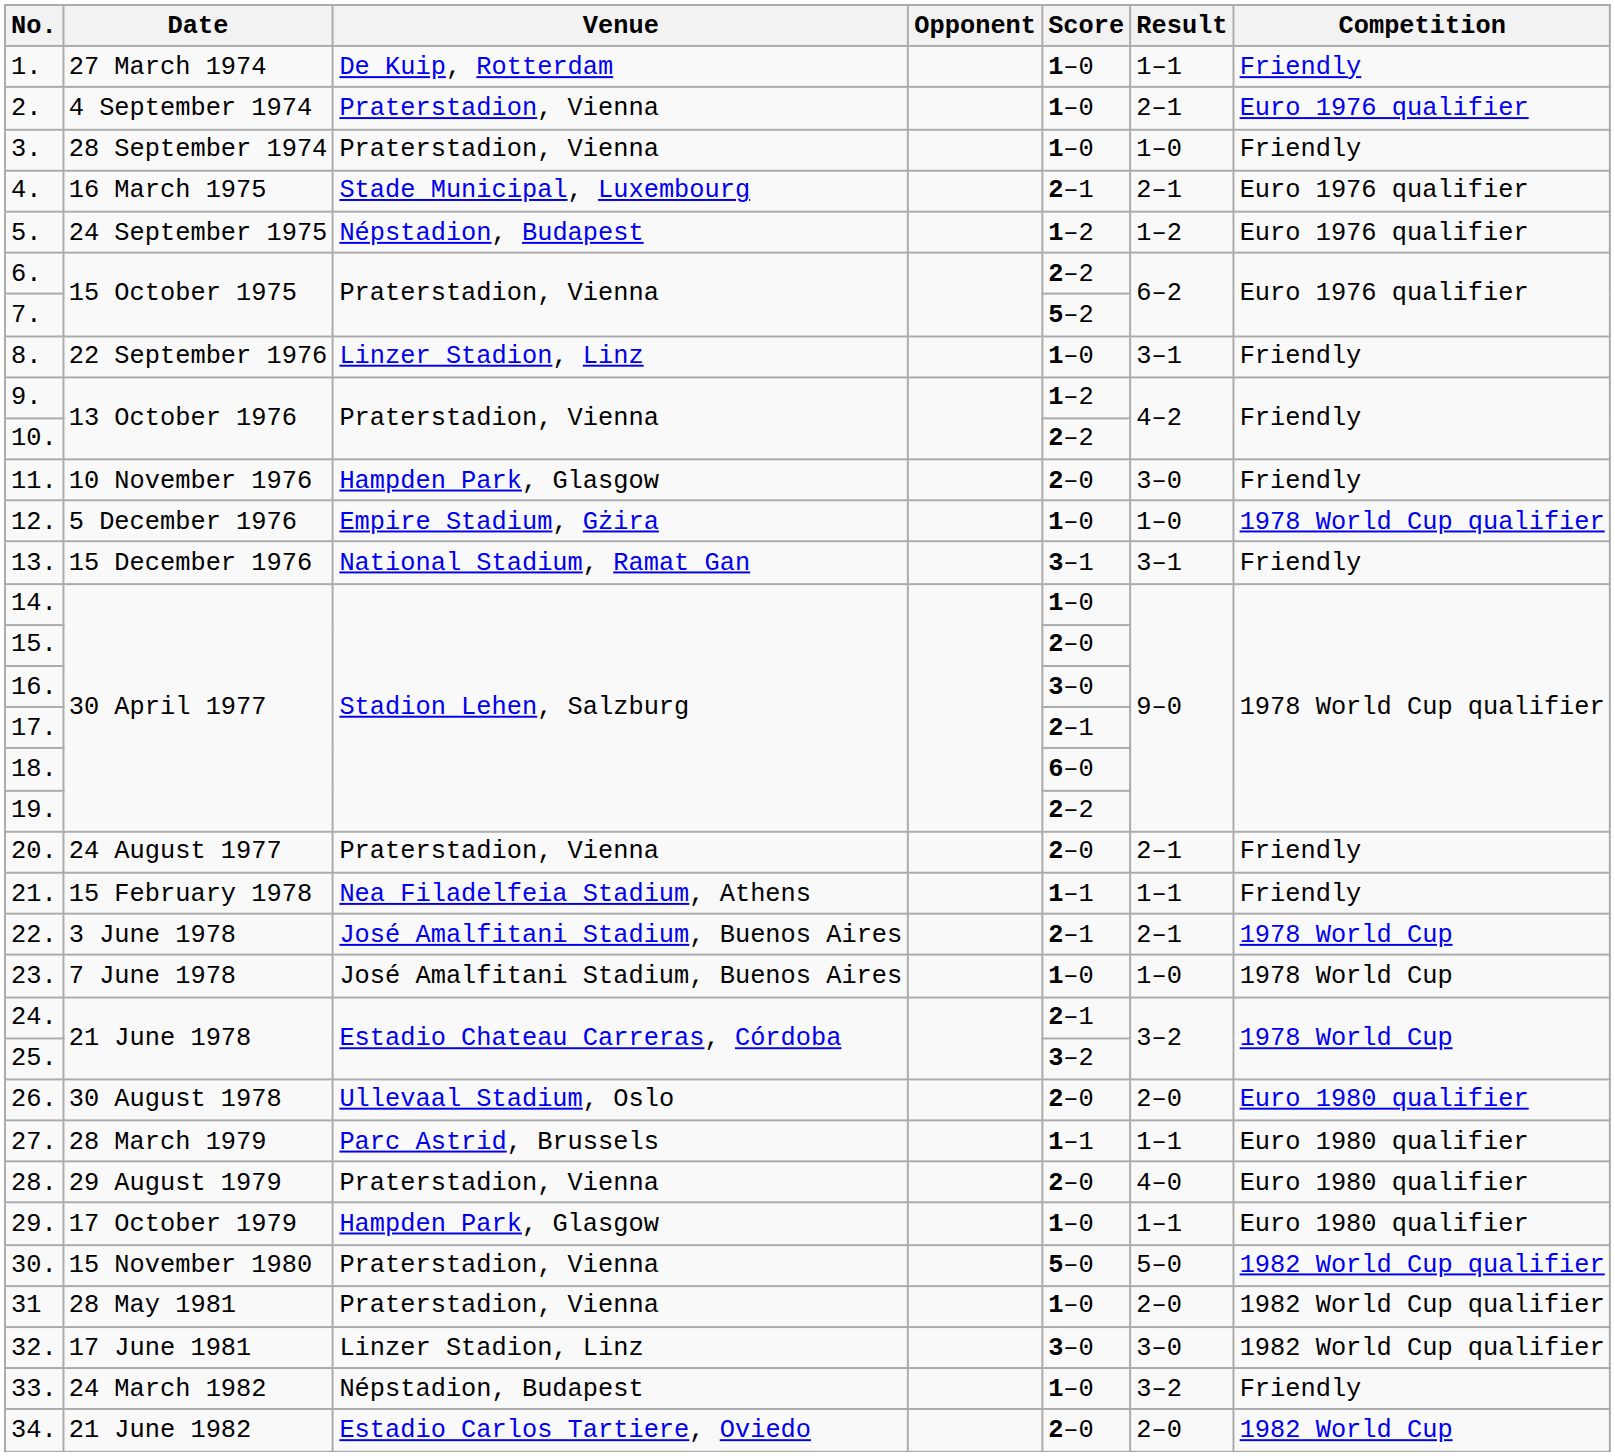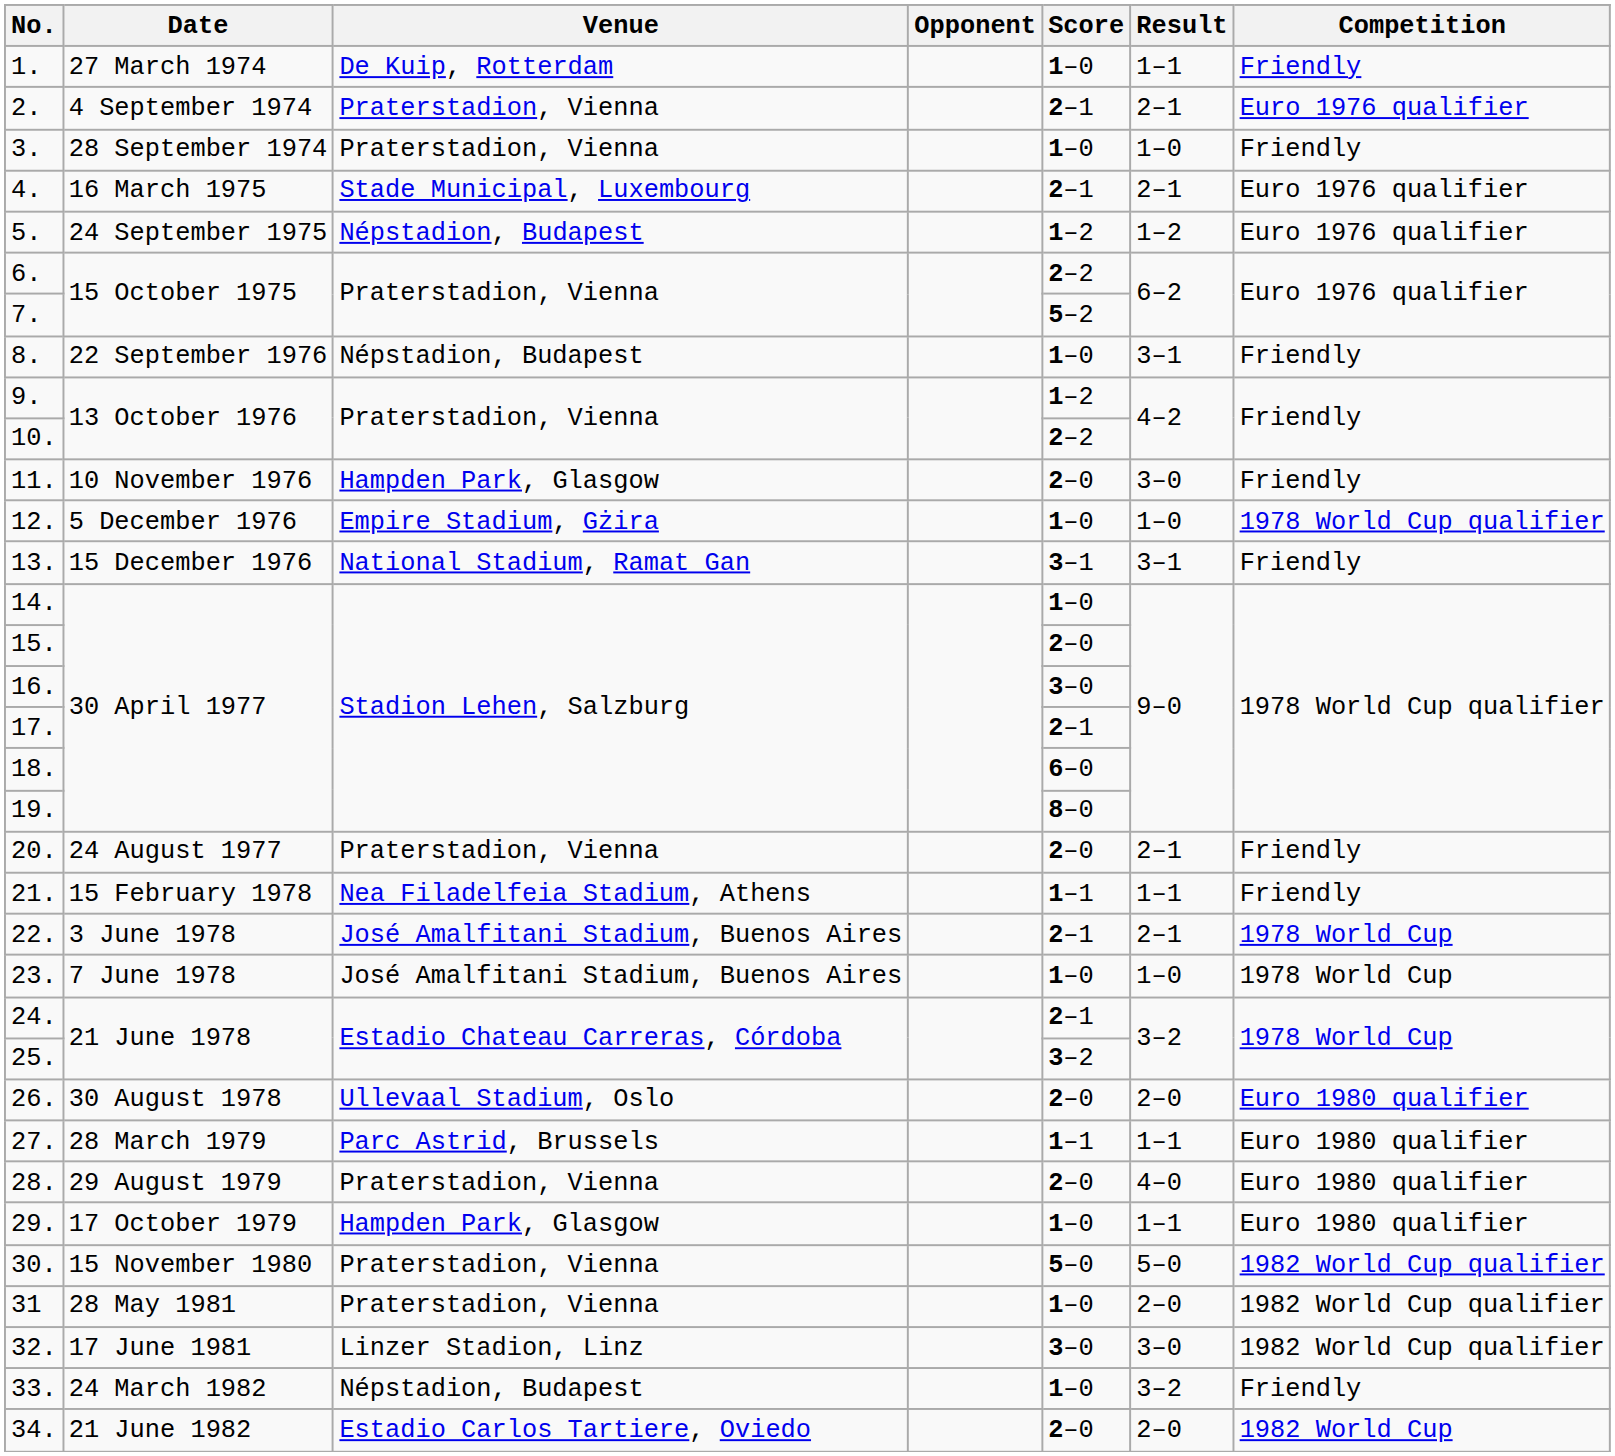(1071, 108) 1–0 -> (1071, 108) 2–1
(492, 356) Linzer Stadion, Linz -> (492, 356) Népstadion, Budapest
(1071, 811) 2–2 -> (1071, 811) 8–0
